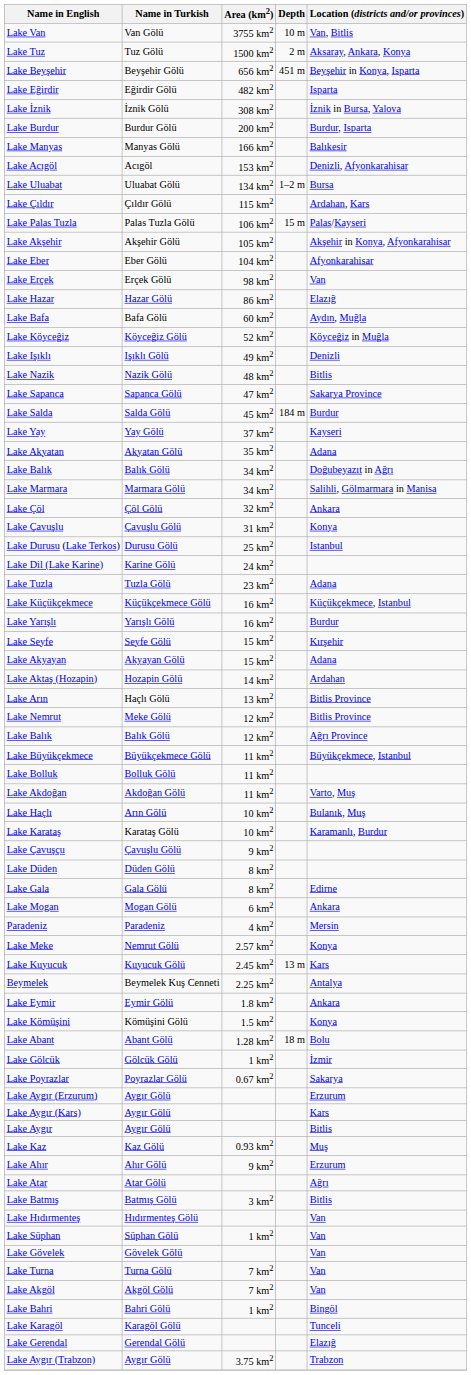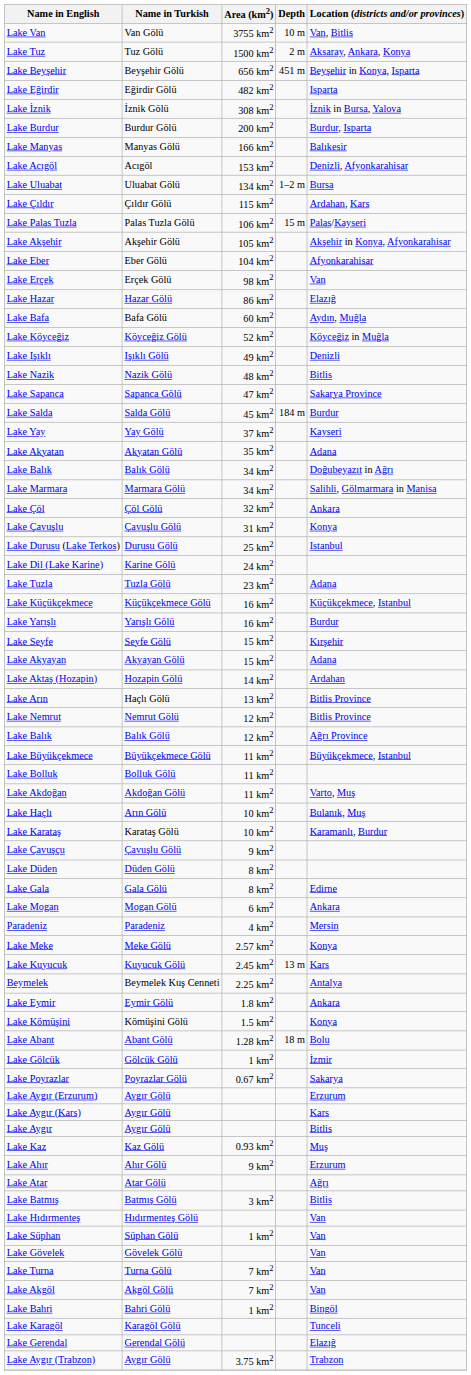(148, 717) Meke Gölü -> (152, 717) Nemrut Gölü
(152, 945) Nemrut Gölü -> (148, 945) Meke Gölü
